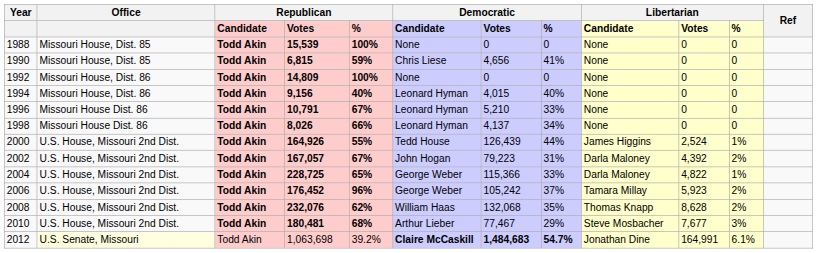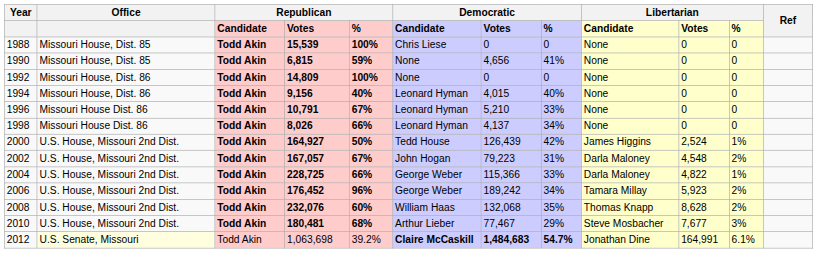(407, 45) None -> (421, 45) Chris Liese
(421, 61) Chris Liese -> (407, 61) None
(306, 142) 164,926 -> (306, 142) 164,927
(362, 142) 55% -> (362, 142) 50%
(554, 142) 44% -> (554, 142) 42%
(694, 158) 4,392 -> (694, 158) 4,548
(362, 175) 65% -> (362, 175) 66%
(502, 191) 105,242 -> (502, 191) 189,242
(554, 191) 37% -> (554, 191) 34%
(362, 207) 62% -> (362, 207) 60%
